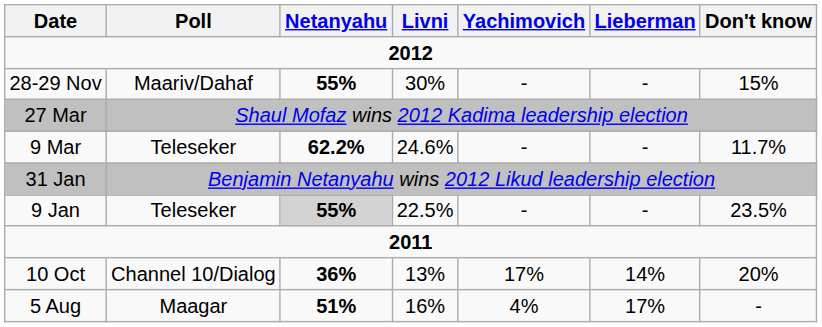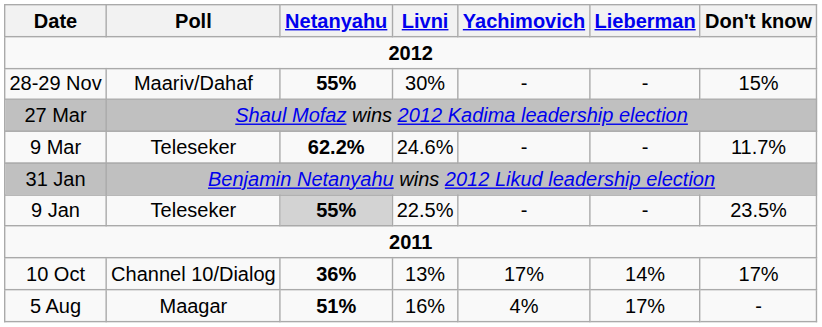(759, 274) 20% -> (759, 274) 17%
